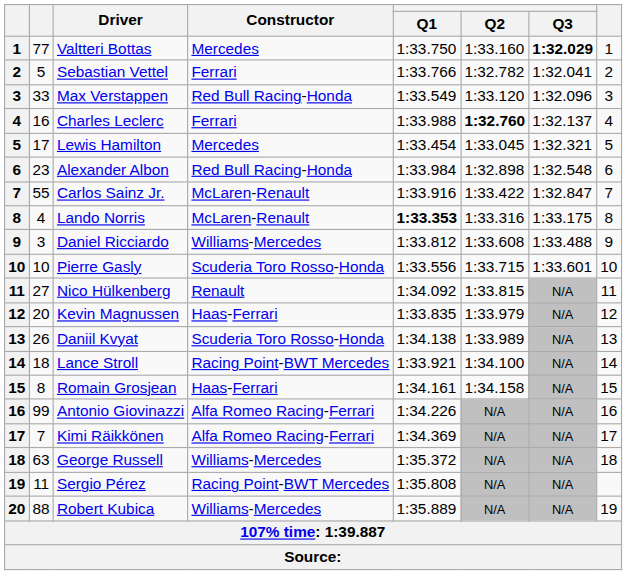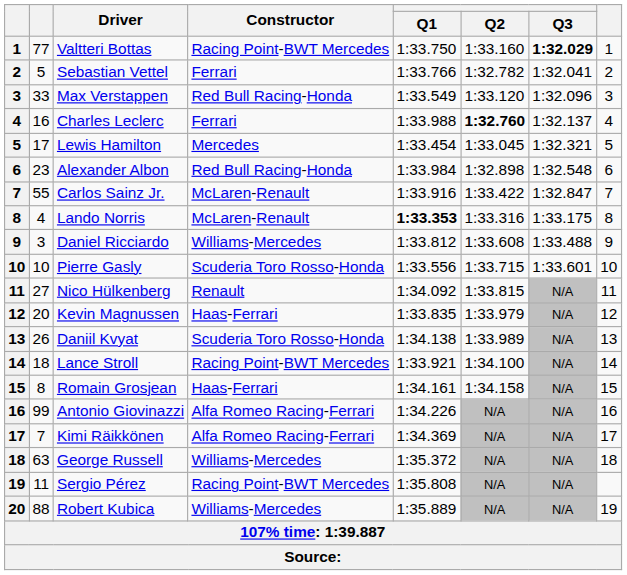(225, 48) Mercedes -> (290, 48) Racing Point-BWT Mercedes
